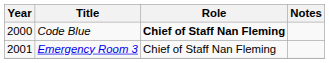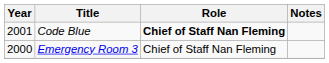(20, 31) 2000 -> (20, 31) 2001
(20, 49) 2001 -> (20, 49) 2000
